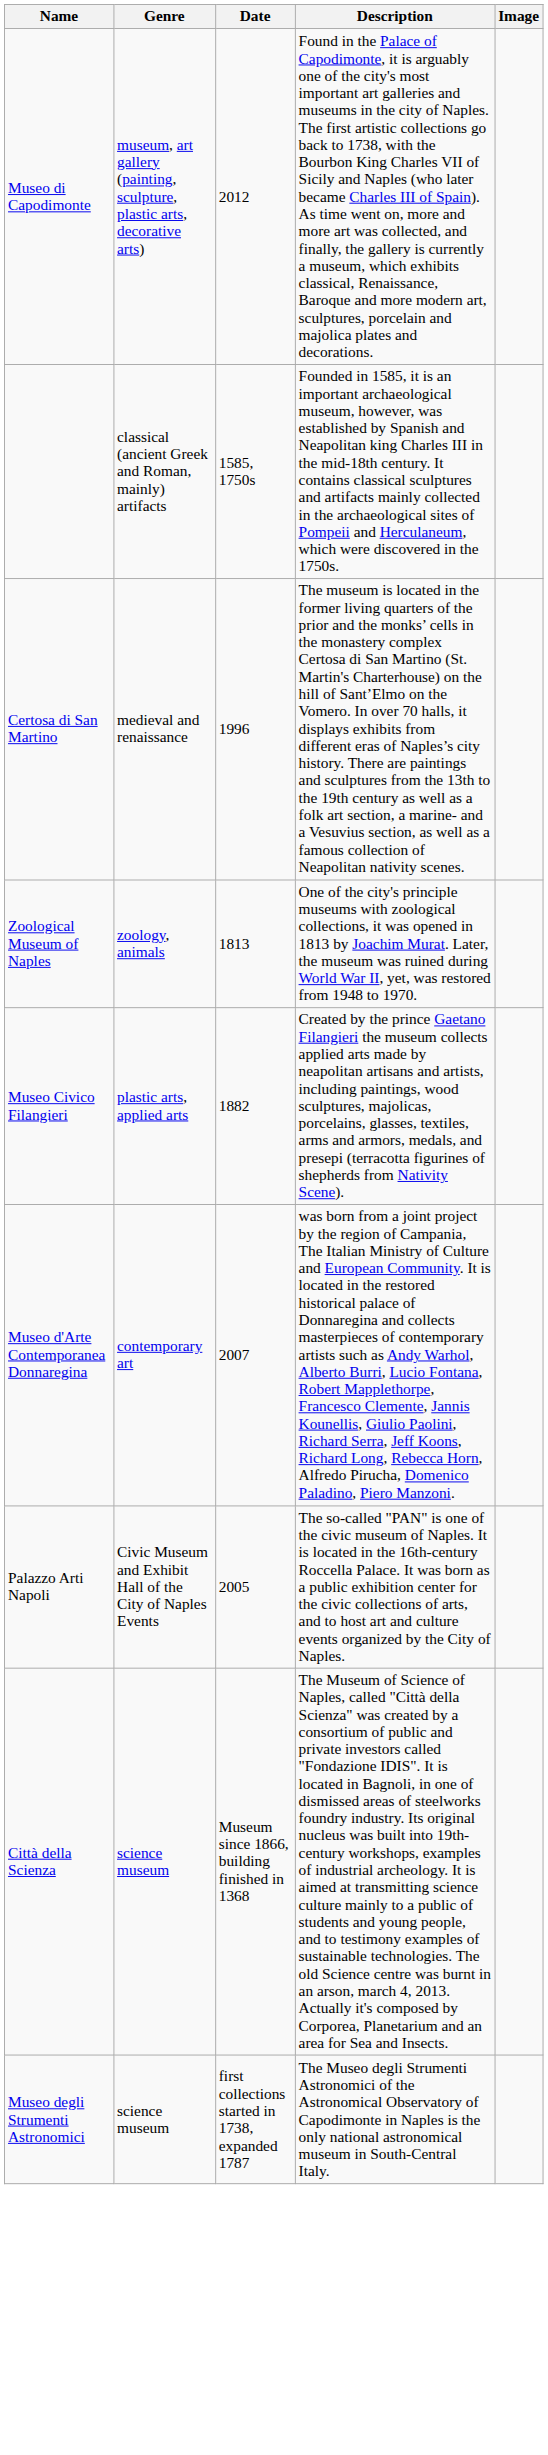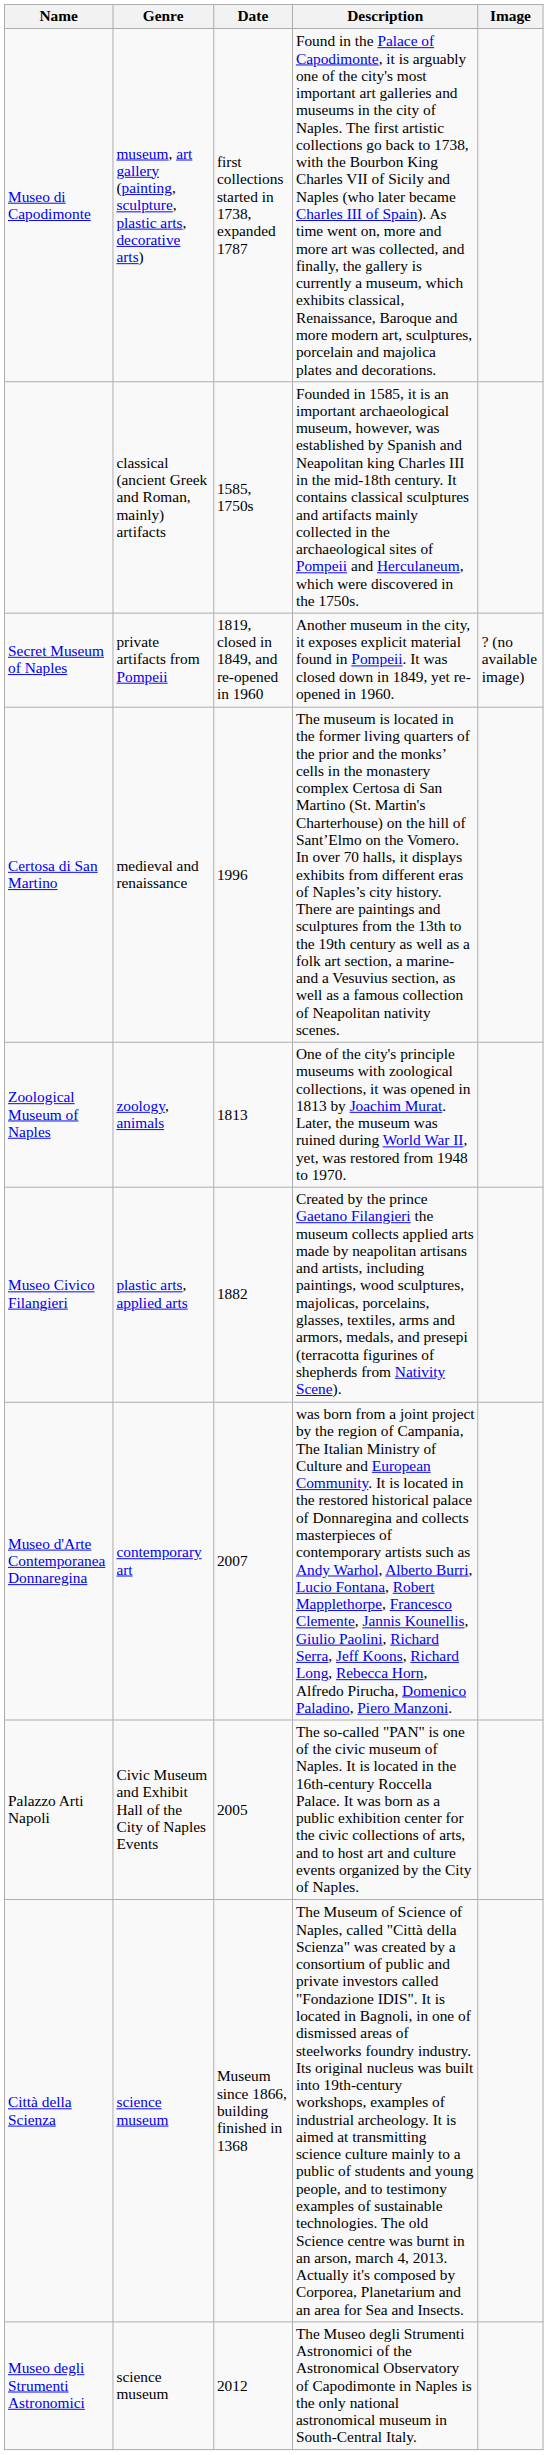(234, 196) 2012 -> (250, 205) first collections started in 1738, expanded 1787
+ row: (56, 660)
(252, 2119) first collections started in 1738, expanded 1787 -> (232, 2385) 2012
